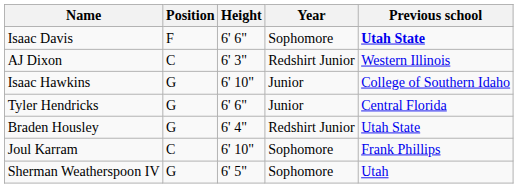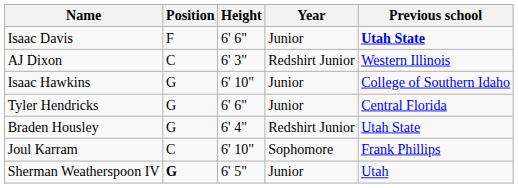(301, 37) Sophomore -> (286, 37) Junior
(171, 171) normal -> (172, 171) bold
(301, 171) Sophomore -> (286, 171) Junior
